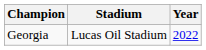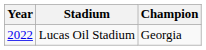columns swapped: (186, 14) <-> (36, 14)
